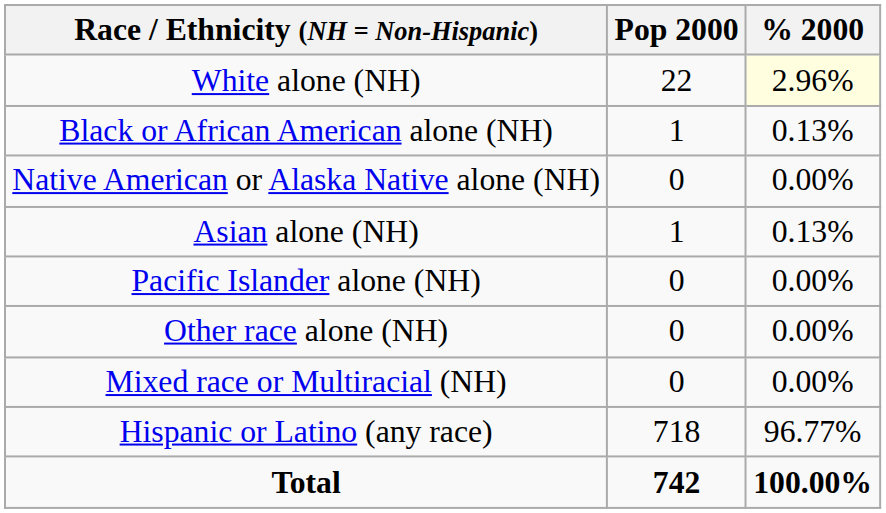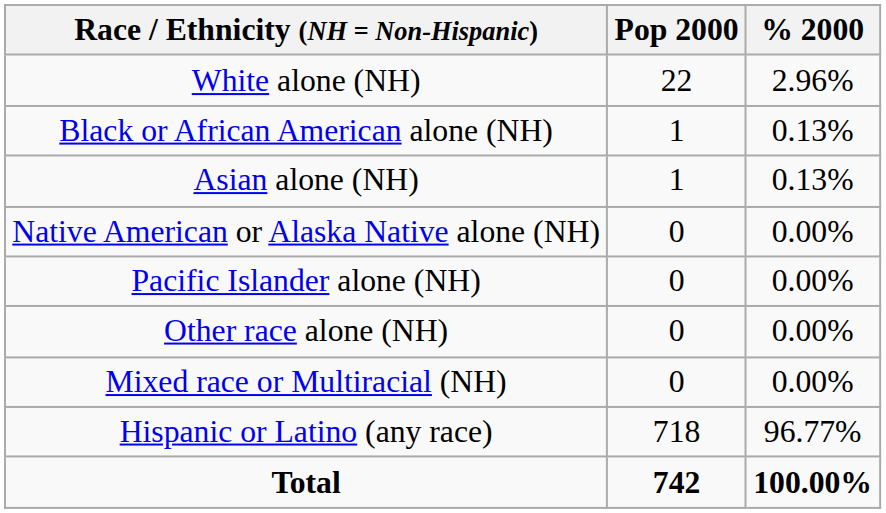(813, 79) lightyellow background -> (813, 79) no background
rows swapped: (306, 180) <-> (306, 230)
